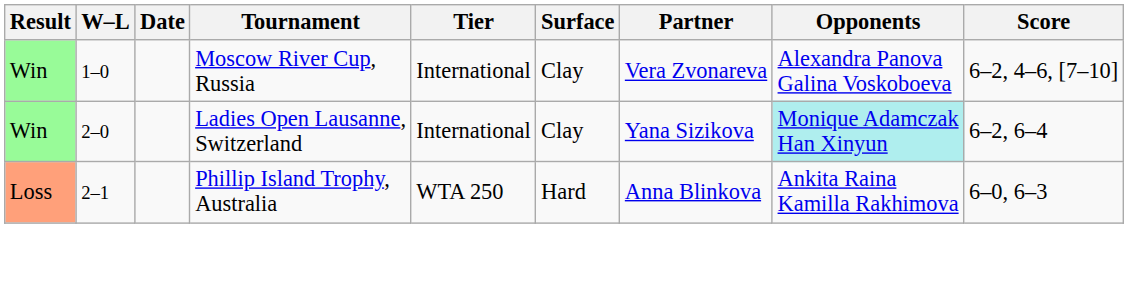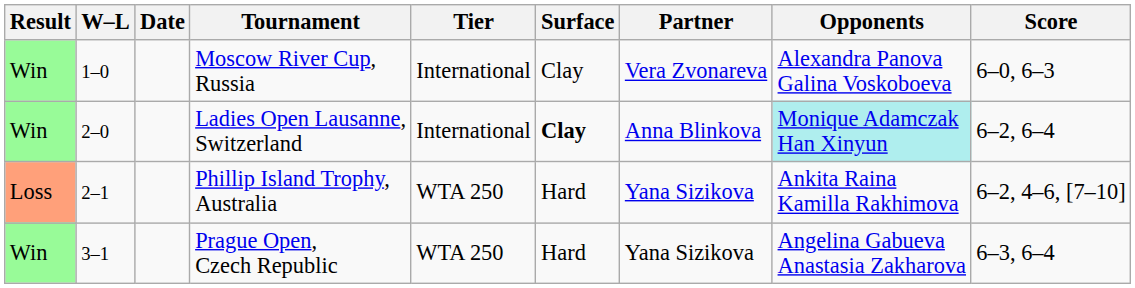(1044, 70) 6–2, 4–6, [7–10] -> (1016, 70) 6–0, 6–3
(562, 131) normal -> (563, 131) bold
(689, 131) Yana Sizikova -> (693, 131) Anna Blinkova
(693, 191) Anna Blinkova -> (689, 191) Yana Sizikova
(1008, 191) 6–0, 6–3 -> (1051, 191) 6–2, 4–6, [7–10]
+ row: (266, 252)
